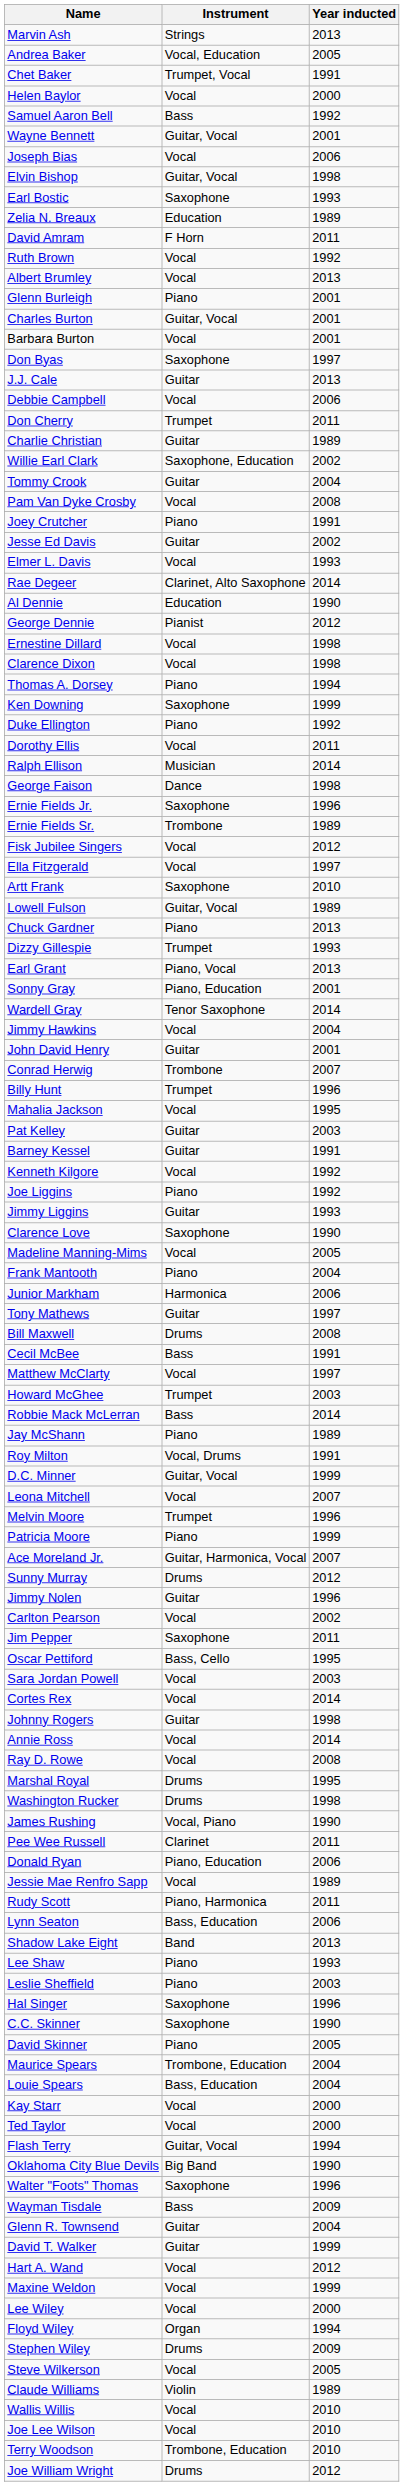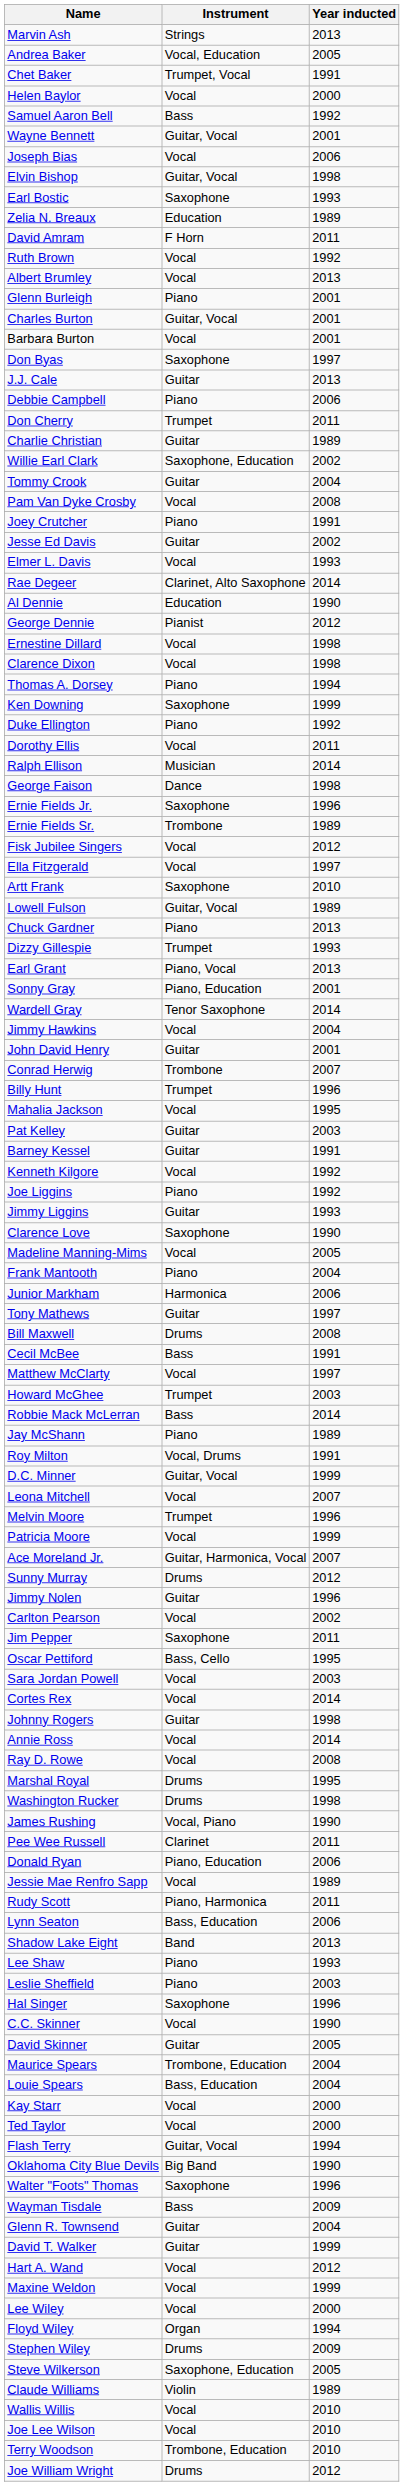(180, 400) Vocal -> (181, 400) Piano
(181, 1537) Piano -> (180, 1537) Vocal
(197, 2024) Saxophone -> (180, 2024) Vocal
(181, 2044) Piano -> (182, 2044) Guitar
(180, 2369) Vocal -> (229, 2369) Saxophone, Education
